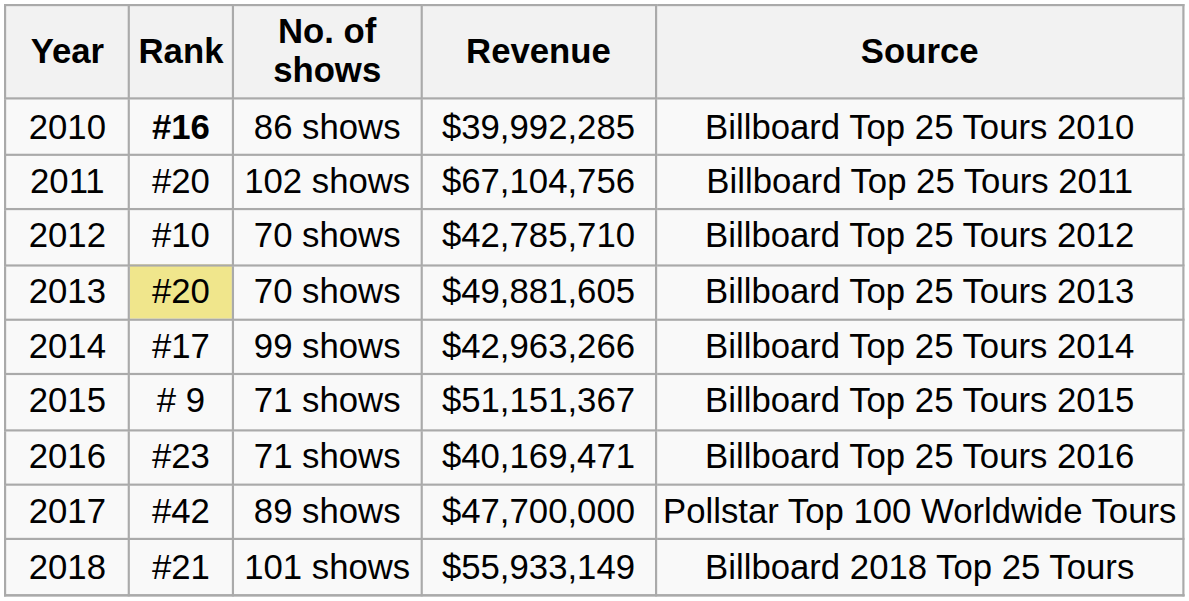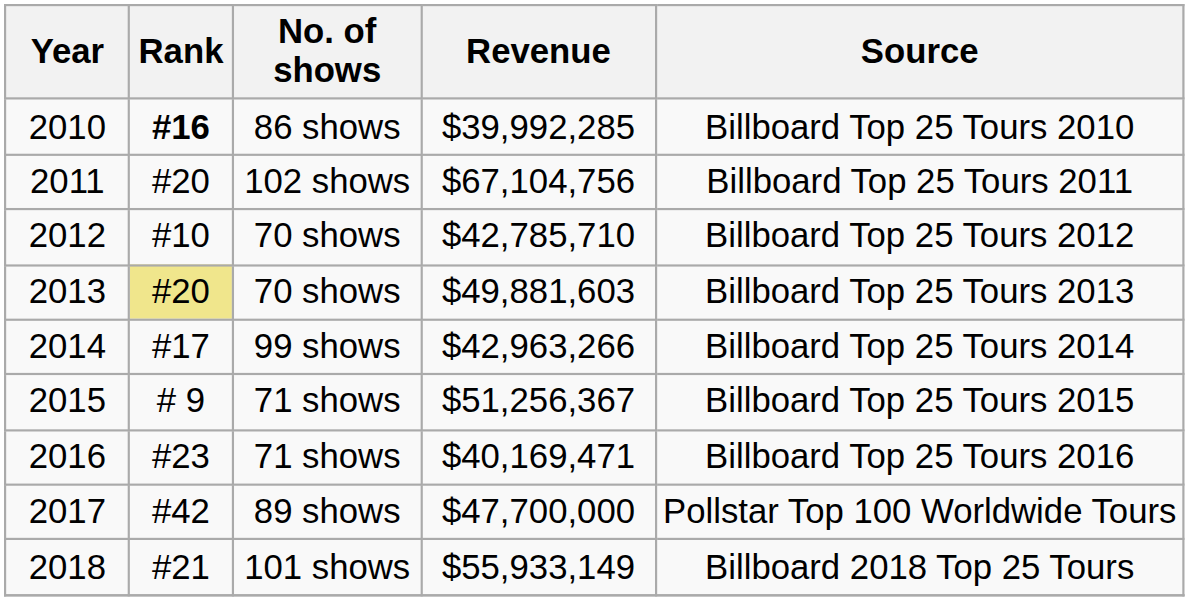(538, 291) $49,881,605 -> (538, 291) $49,881,603
(538, 401) $51,151,367 -> (538, 401) $51,256,367
